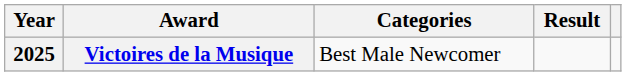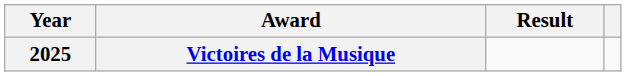- column: (424, 20)
